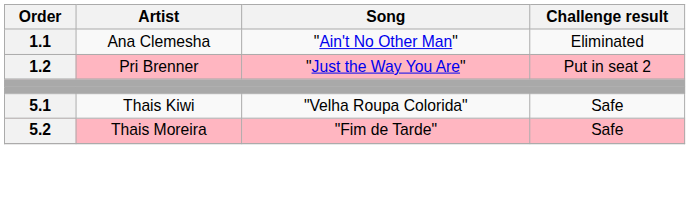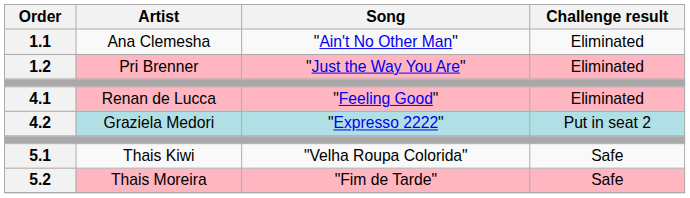(607, 66) Put in seat 2 -> (607, 66) Eliminated
+ row: (40, 98)
+ row: (40, 123)
